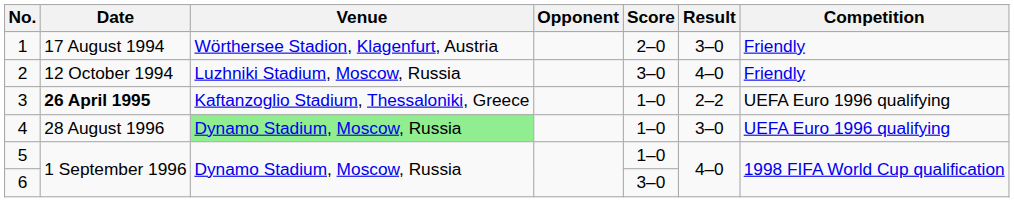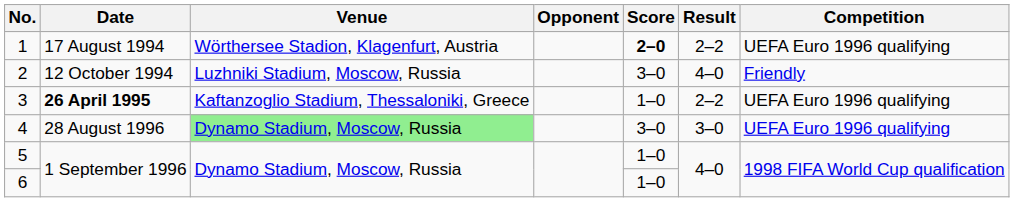(651, 45) normal -> (651, 45) bold
(709, 45) 3–0 -> (709, 45) 2–2
(774, 45) Friendly -> (847, 45) UEFA Euro 1996 qualifying
(651, 127) 1–0 -> (651, 127) 3–0
(651, 182) 3–0 -> (651, 182) 1–0
